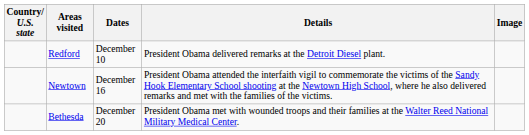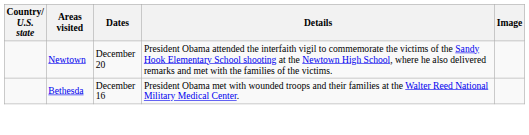- row: (64, 54)
(115, 85) December 16 -> (115, 59) December 20
(115, 117) December 20 -> (115, 91) December 16
